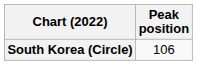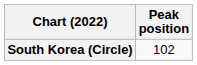(164, 49) 106 -> (164, 49) 102
